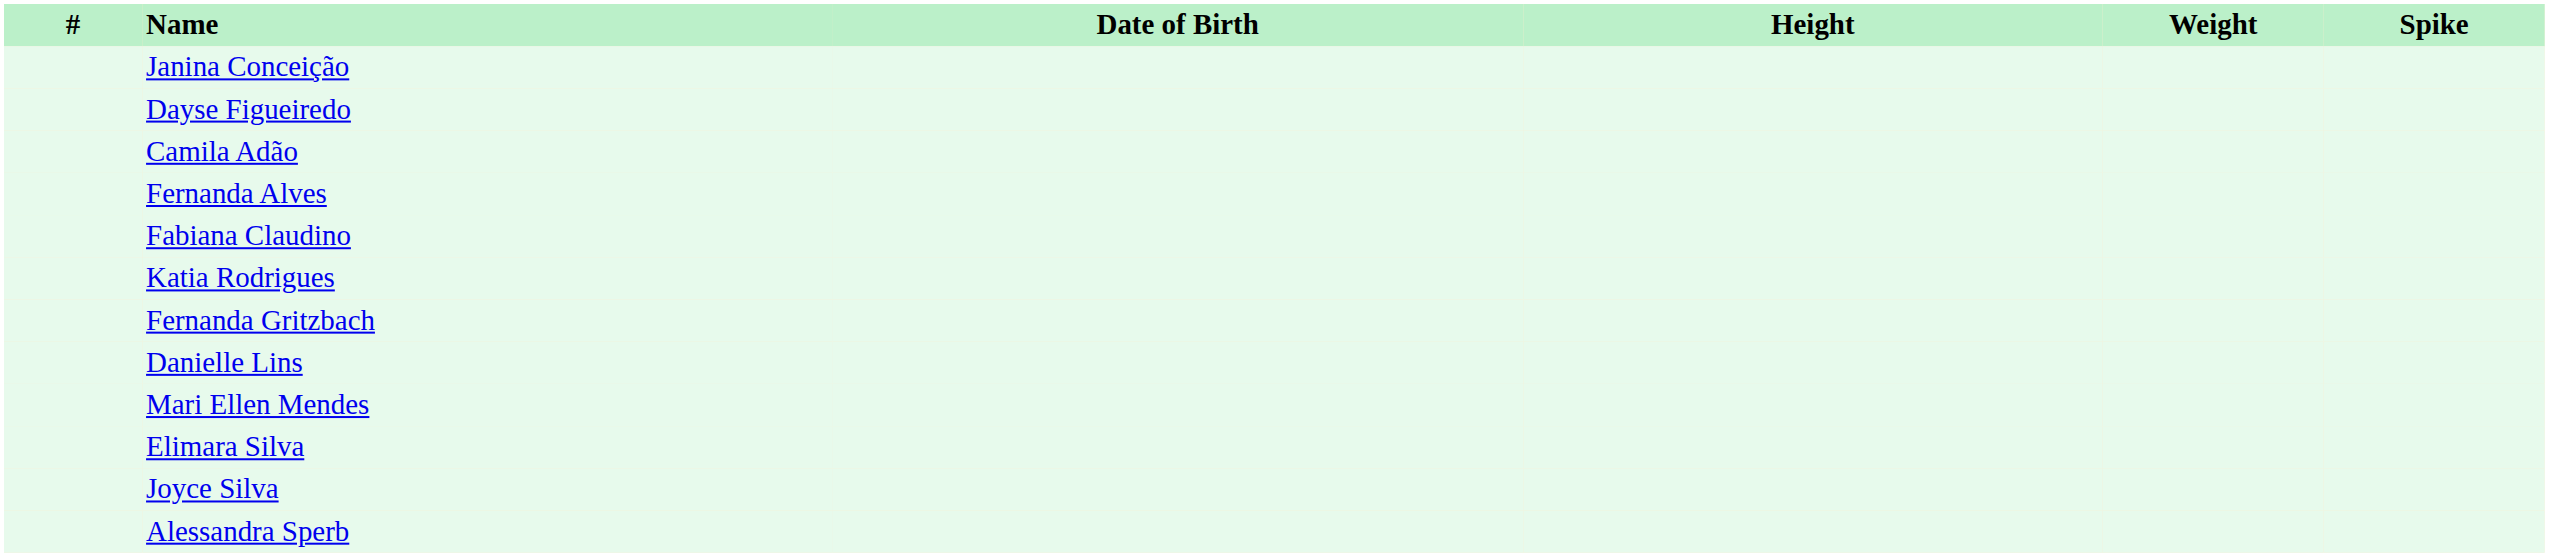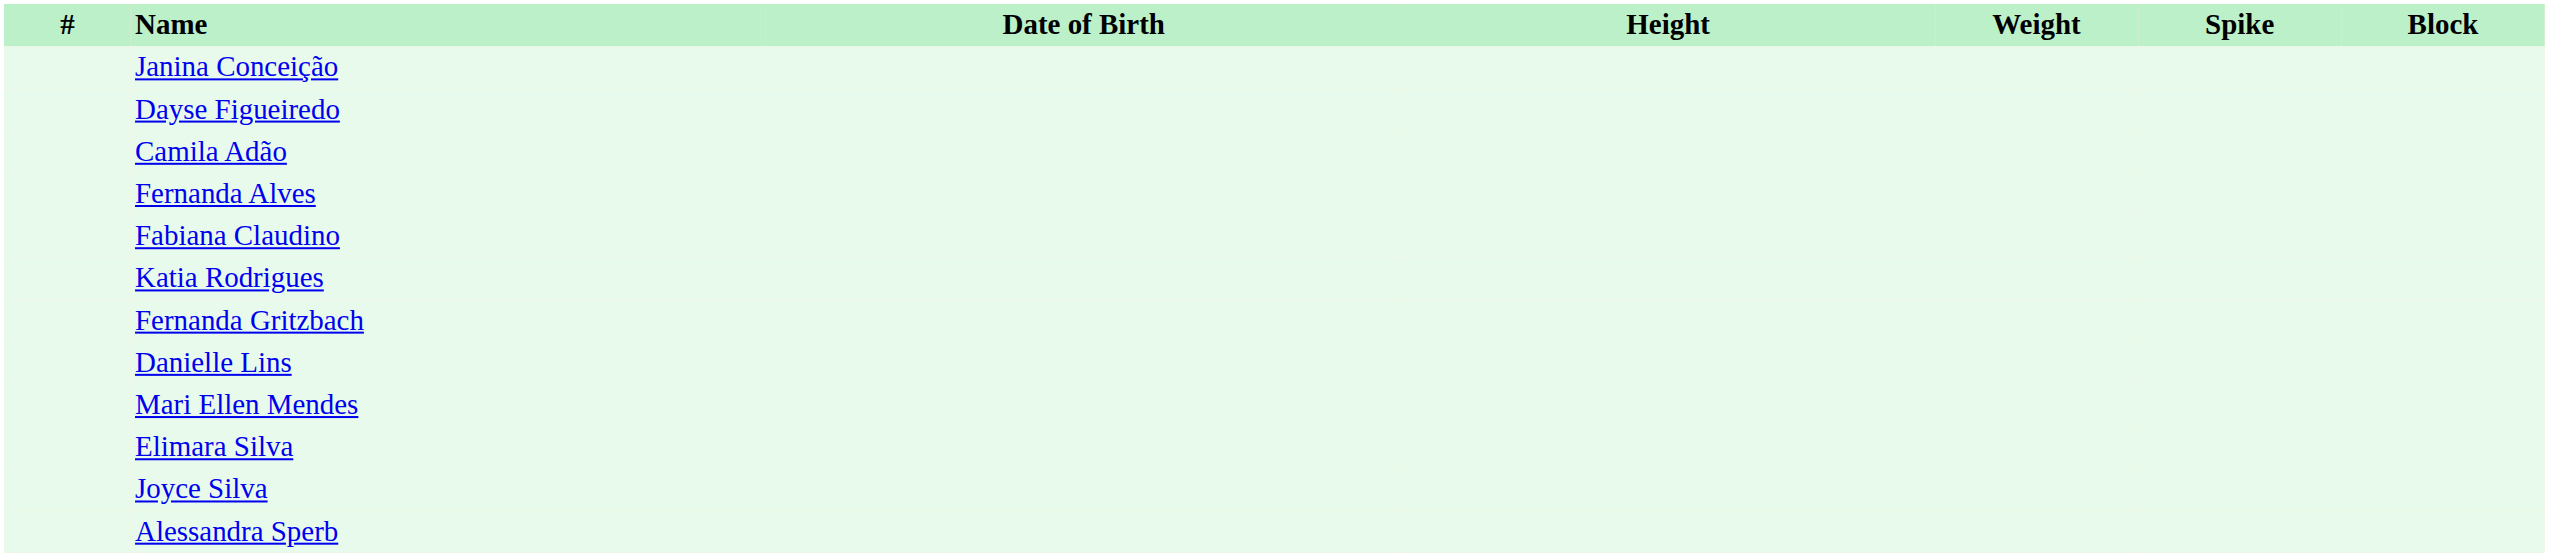+ column: (2443, 24)
